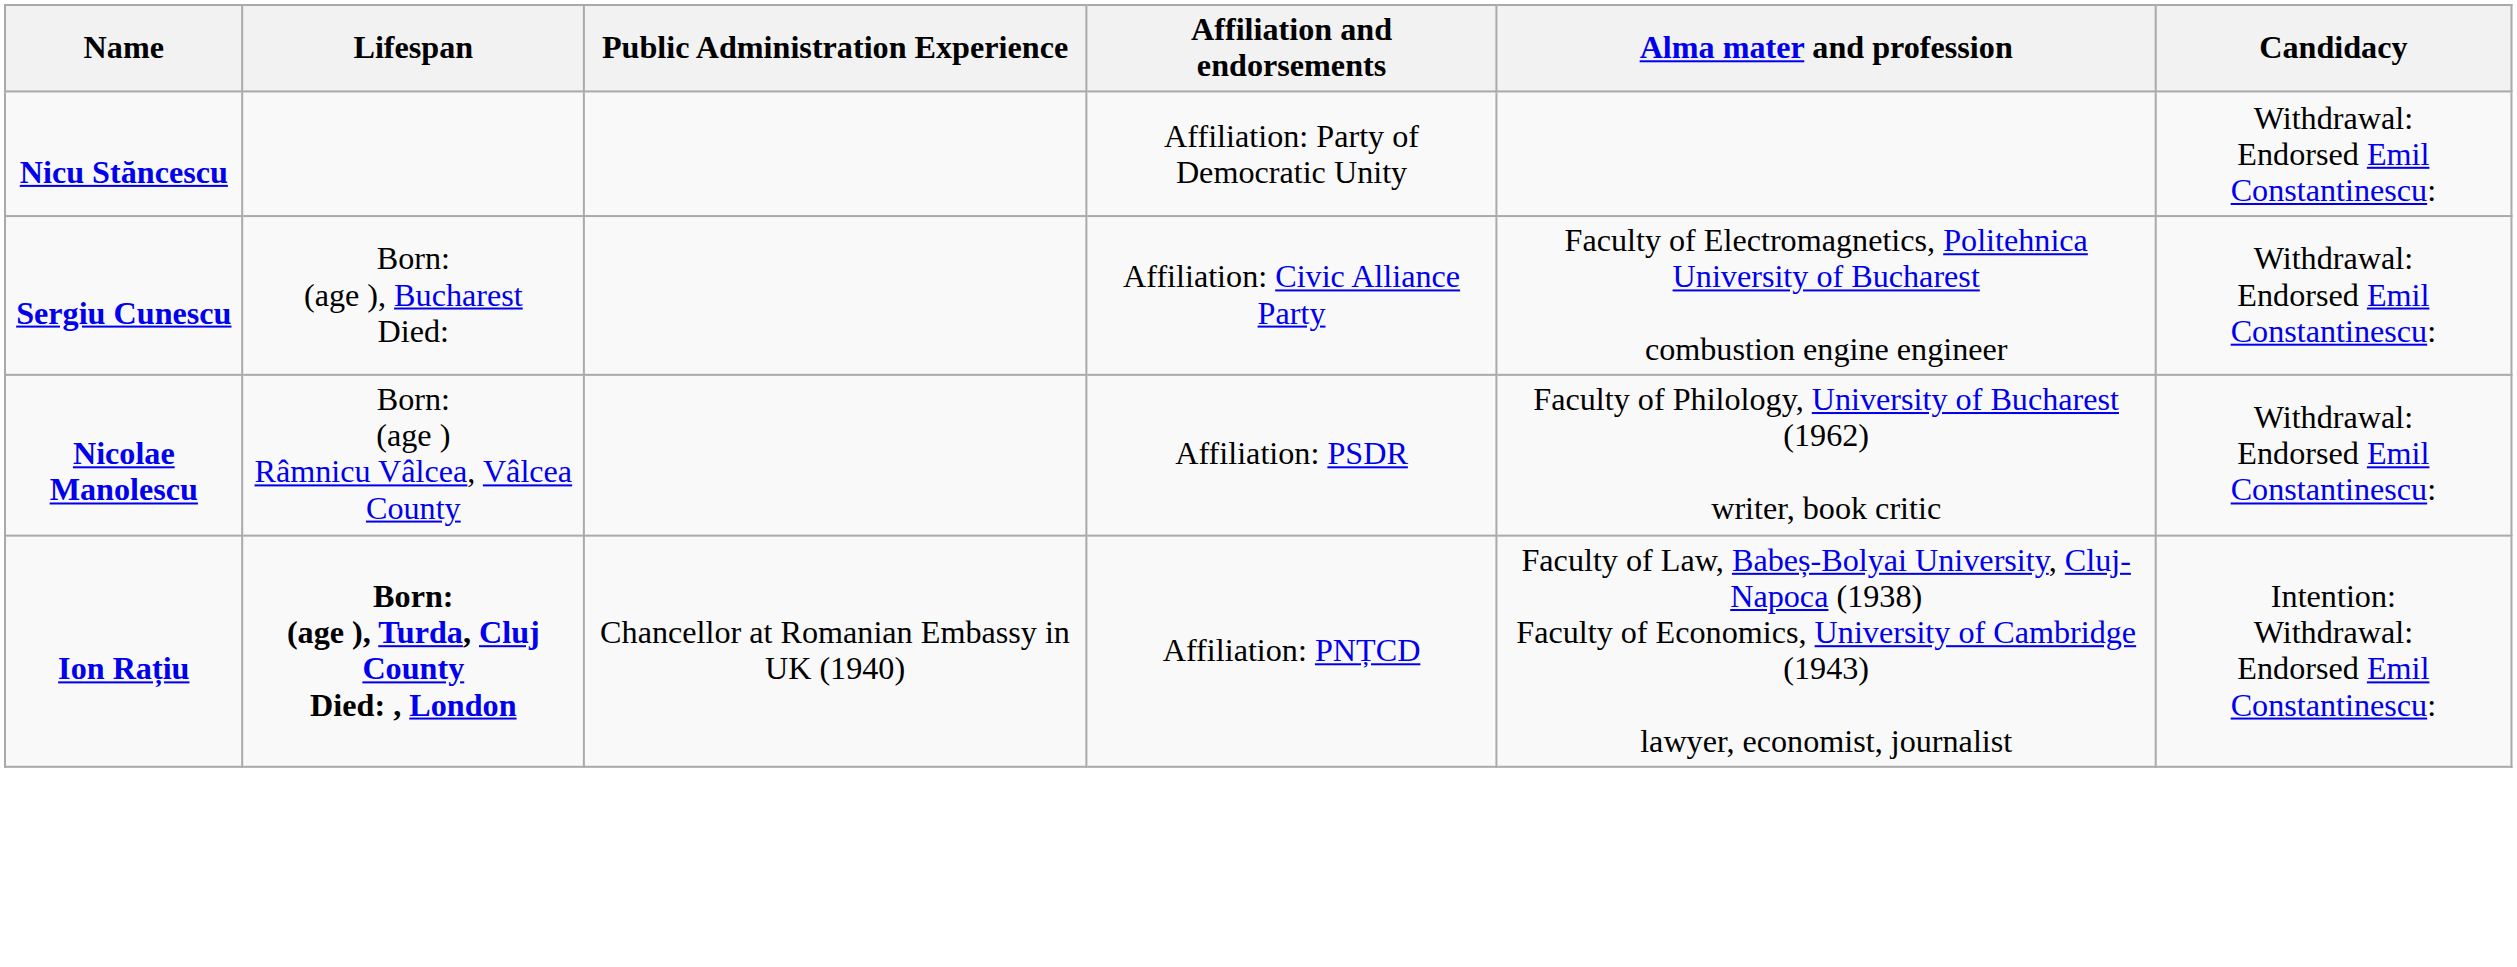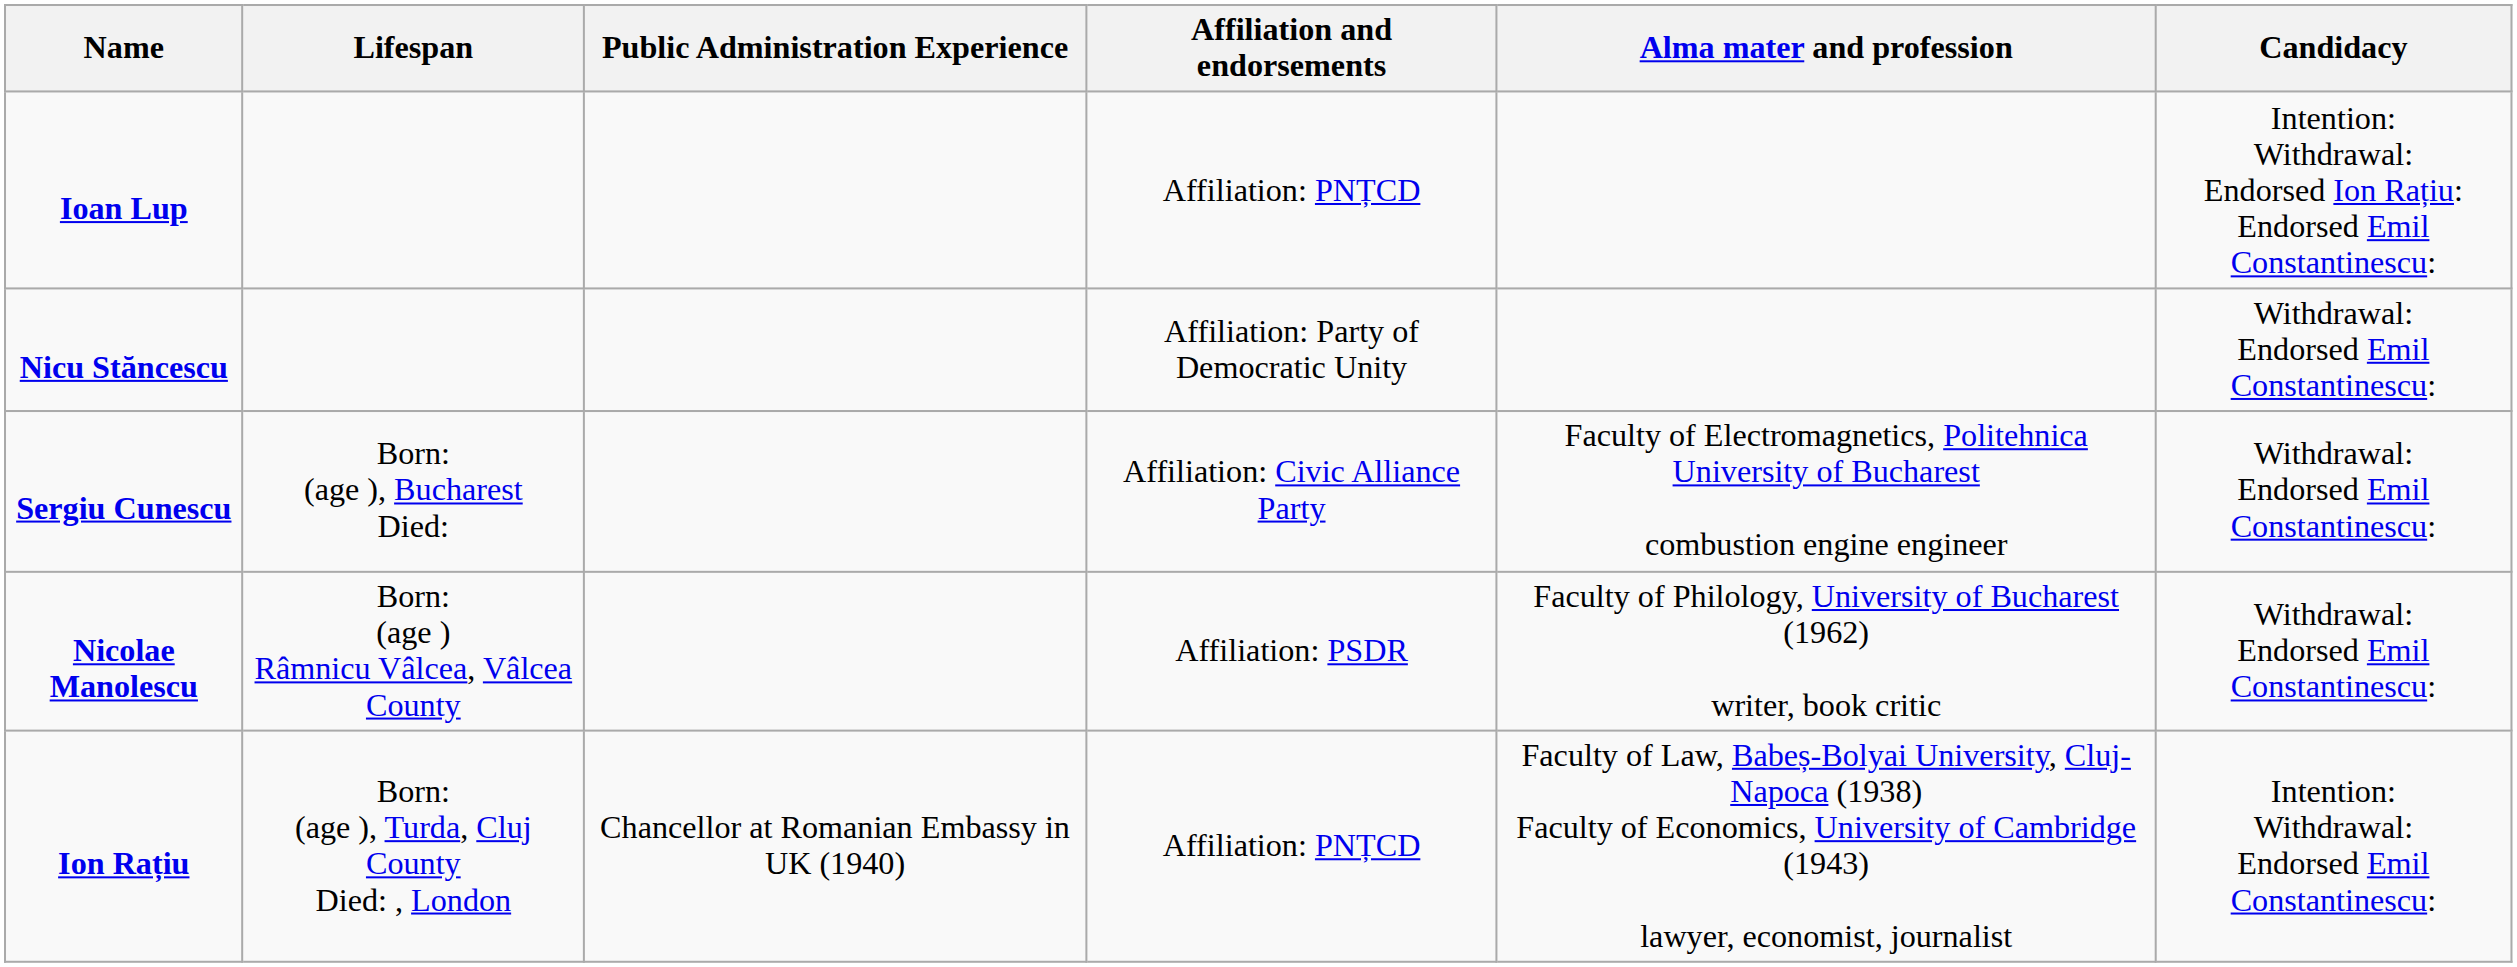+ row: (124, 207)
(413, 650) bold -> (413, 845) normal
